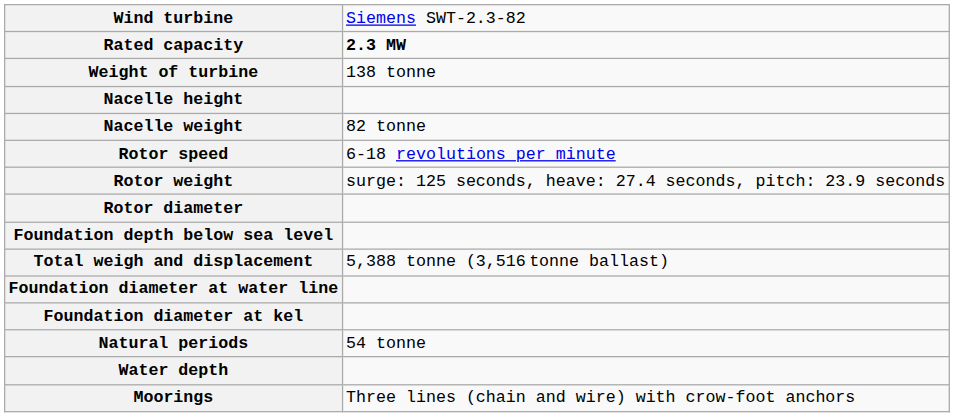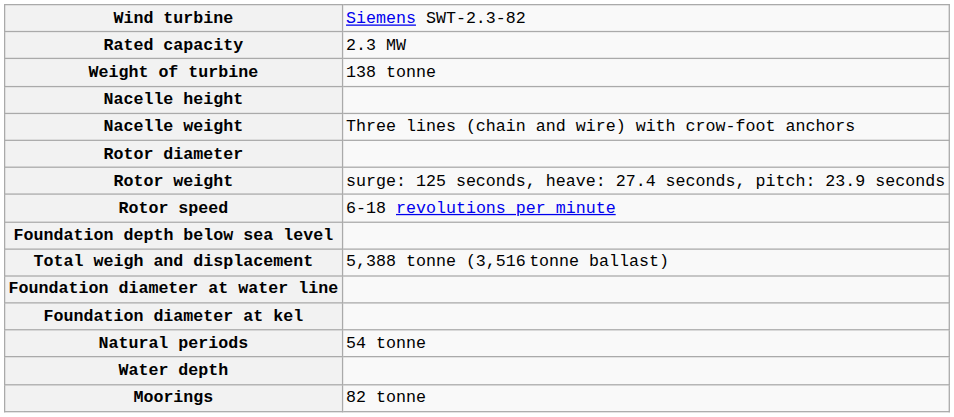(376, 45) bold -> (376, 45) normal
(386, 127) 82 tonne -> (601, 127) Three lines (chain and wire) with crow-foot anchors
rows swapped: (173, 208) <-> (173, 154)
(601, 398) Three lines (chain and wire) with crow-foot anchors -> (386, 398) 82 tonne
